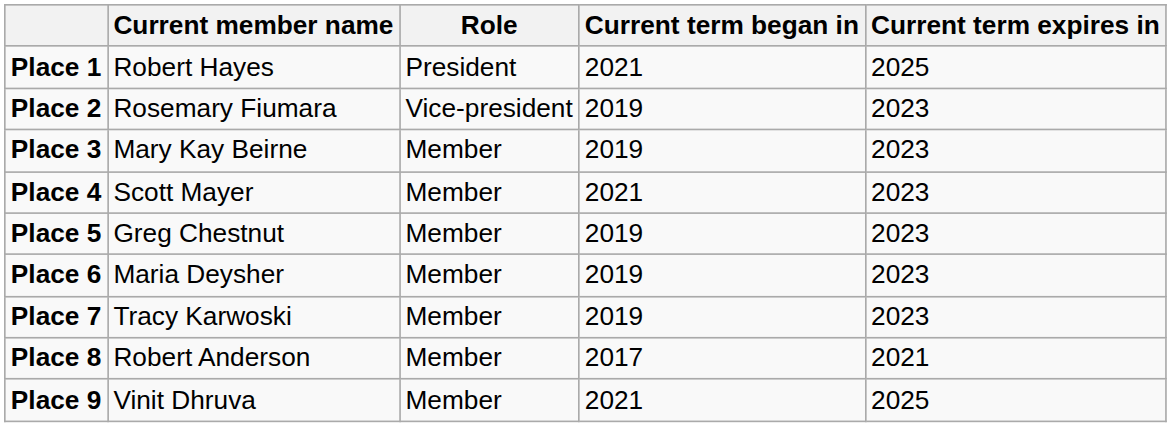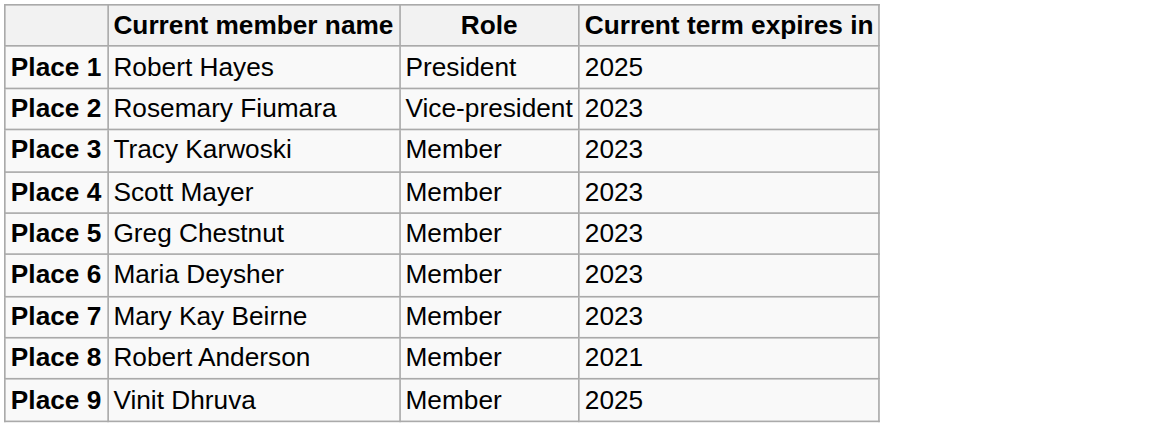- column: (722, 25)
(210, 150) Mary Kay Beirne -> (203, 150) Tracy Karwoski
(203, 316) Tracy Karwoski -> (210, 316) Mary Kay Beirne
